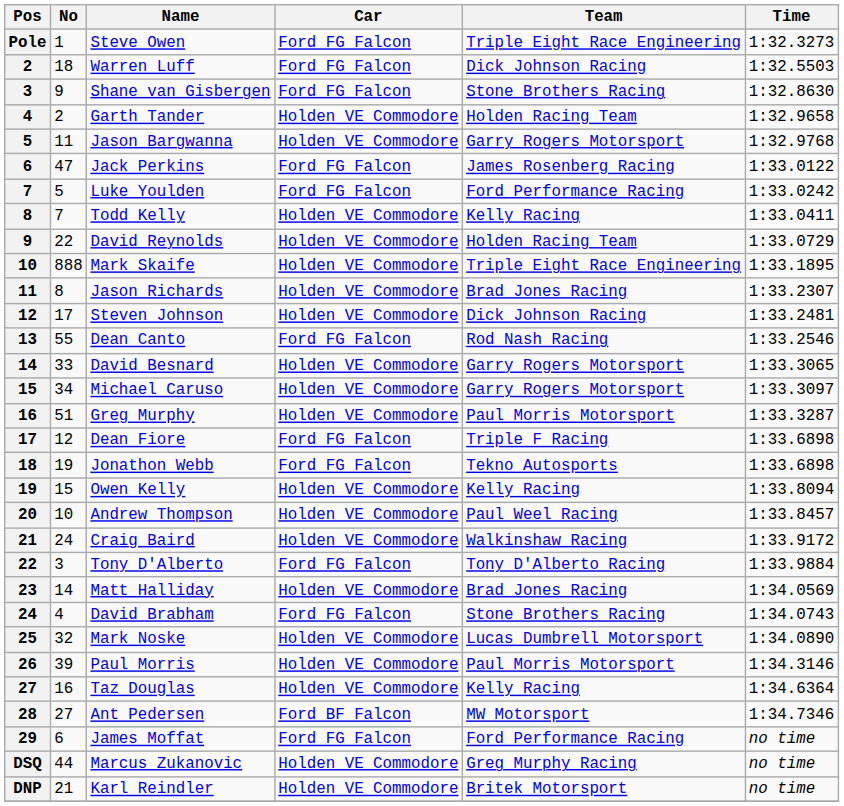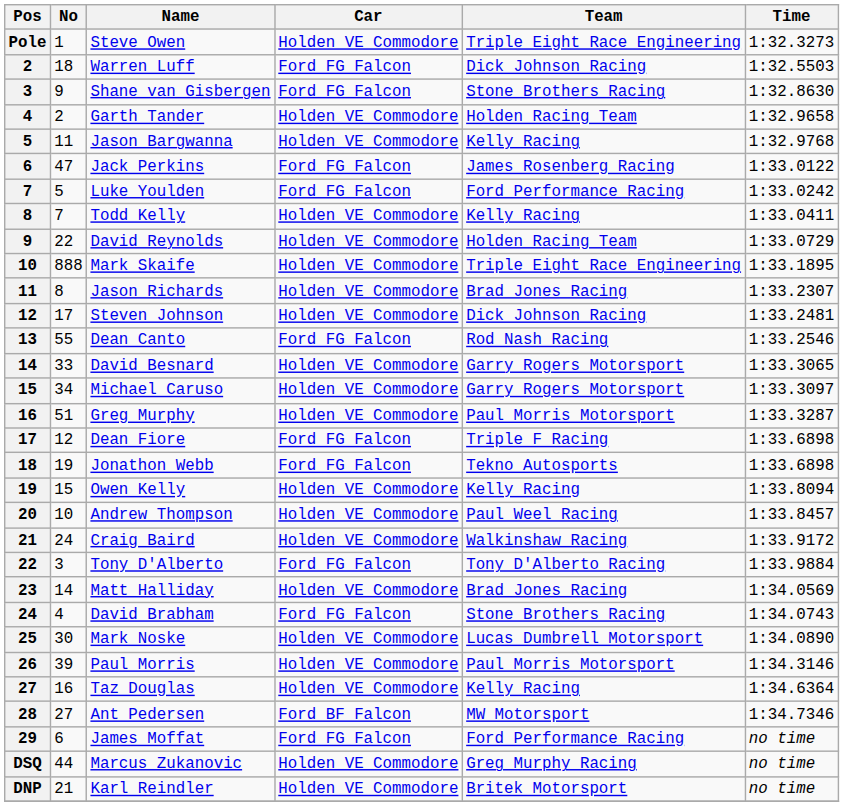(345, 42) Ford FG Falcon -> (368, 42) Holden VE Commodore
(575, 142) Garry Rogers Motorsport -> (523, 142) Kelly Racing
(64, 639) 32 -> (64, 639) 30
